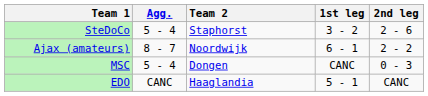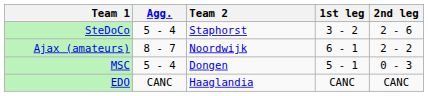(342, 65) CANC -> (342, 65) 5 - 1
(342, 83) 5 - 1 -> (342, 83) CANC
